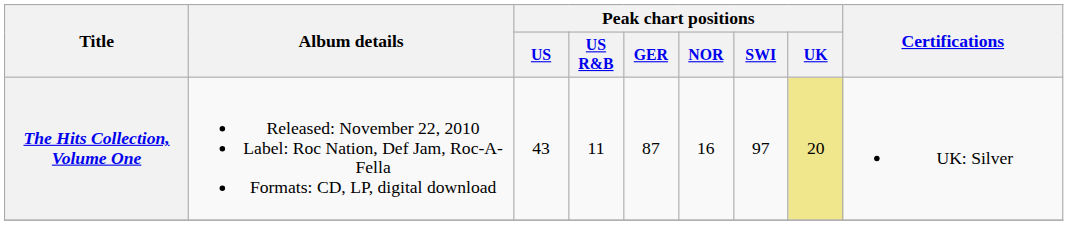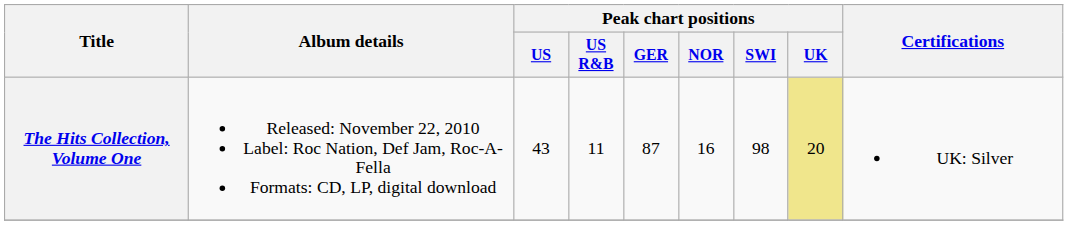(761, 148) 97 -> (761, 148) 98
